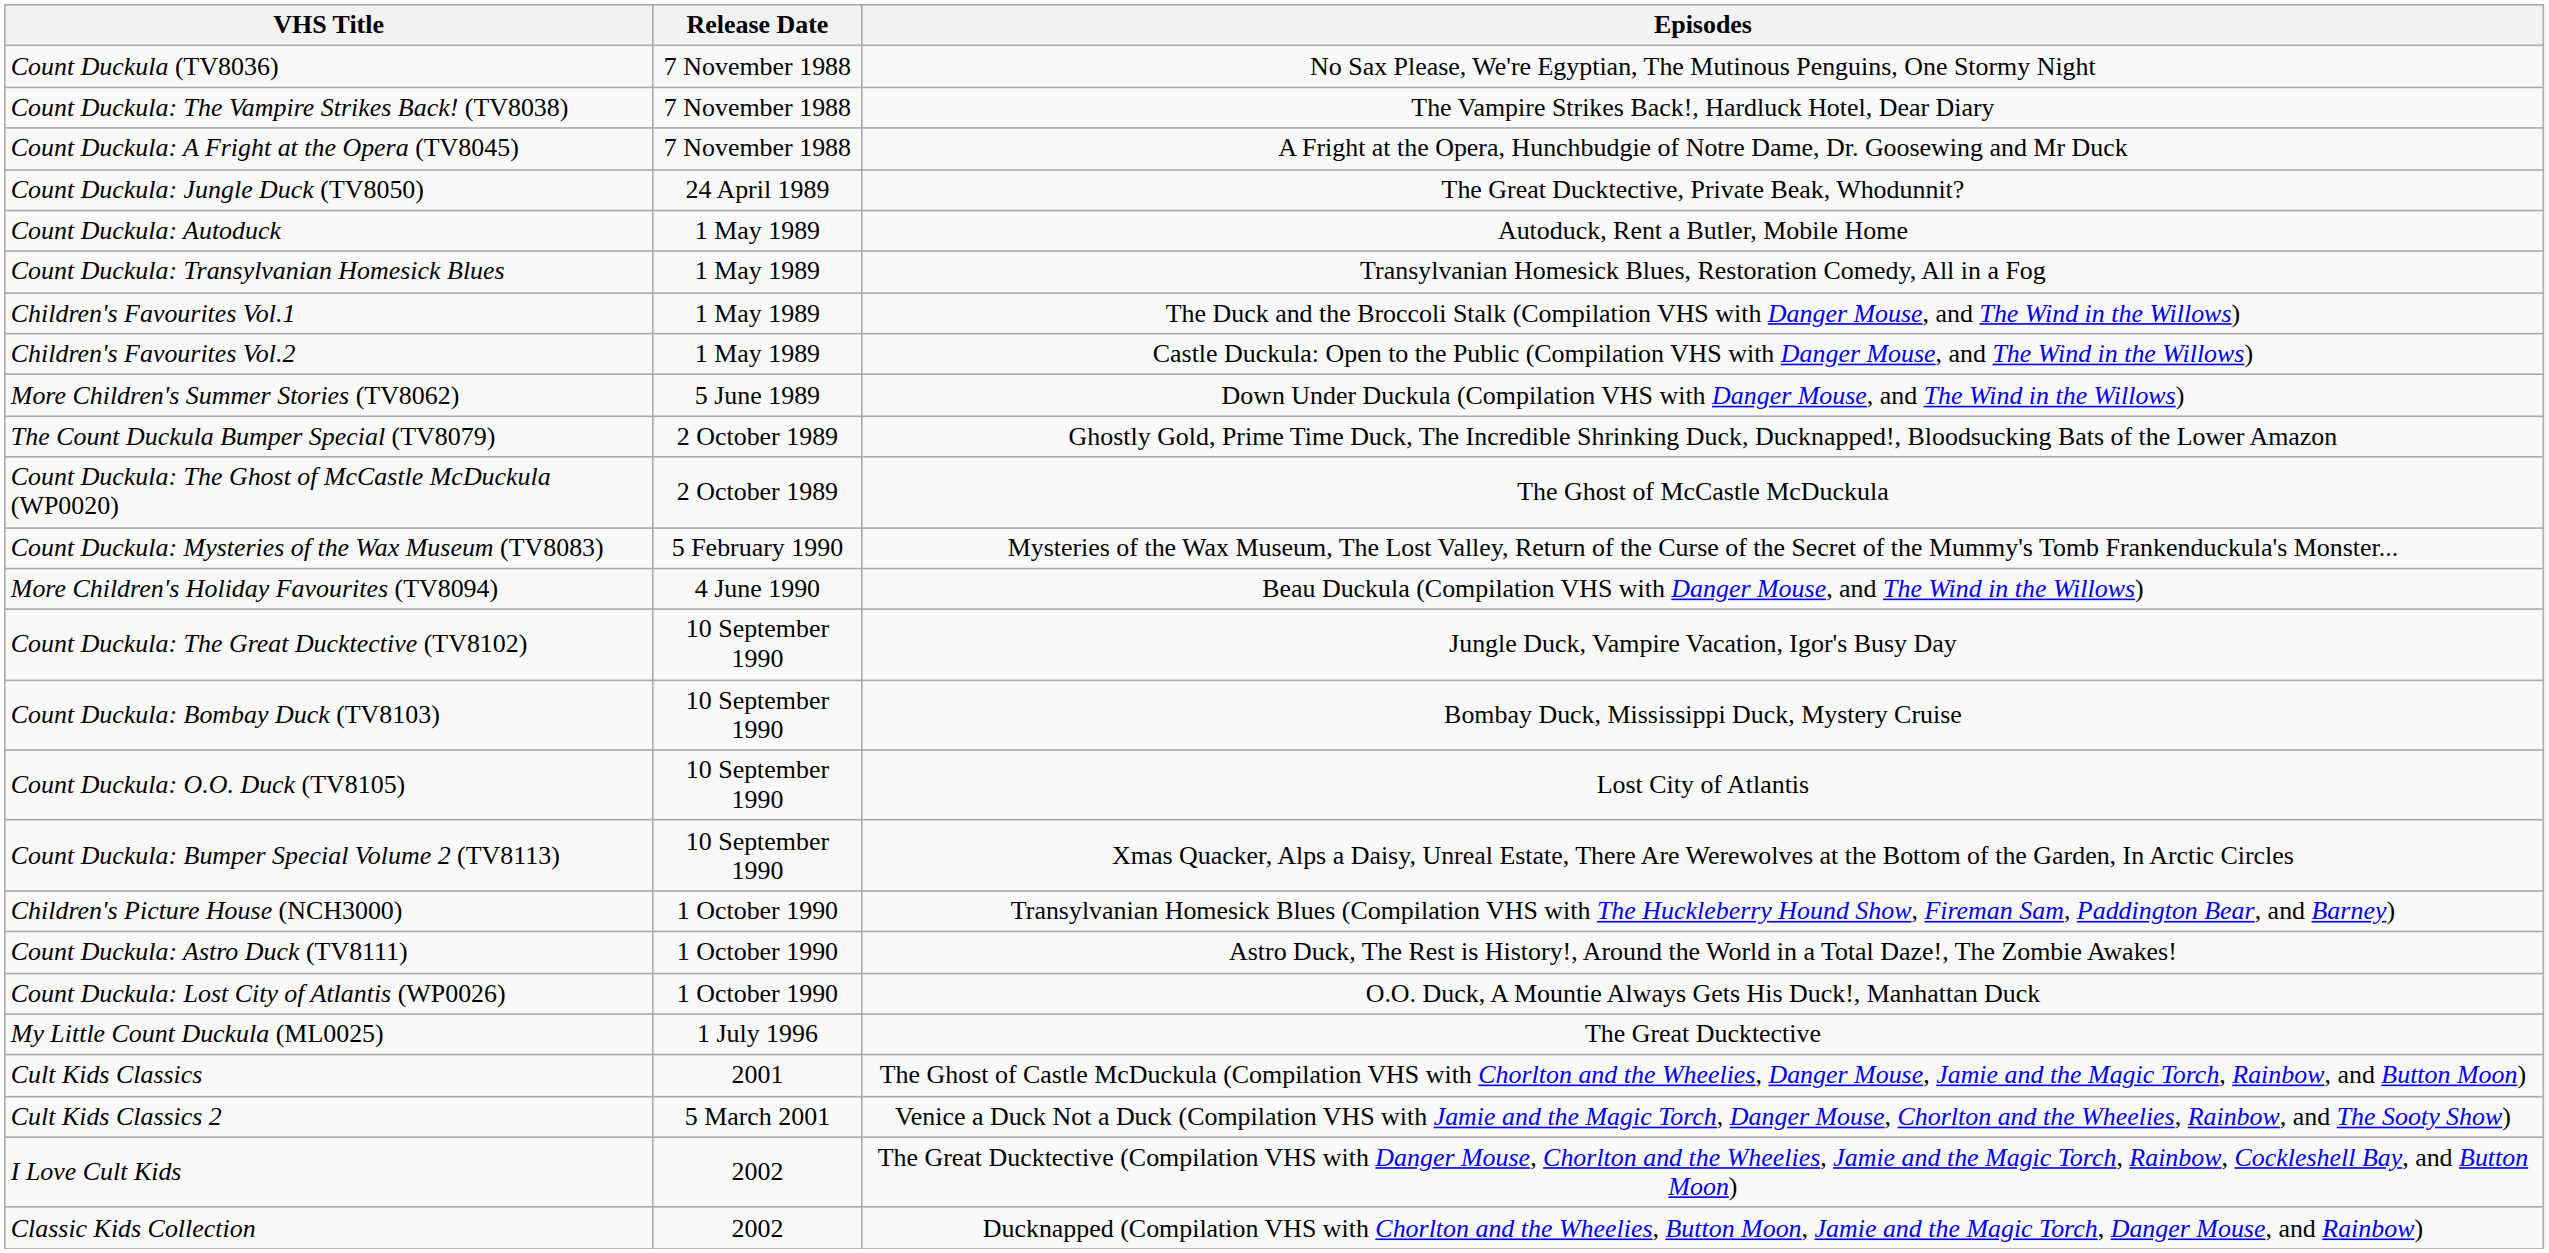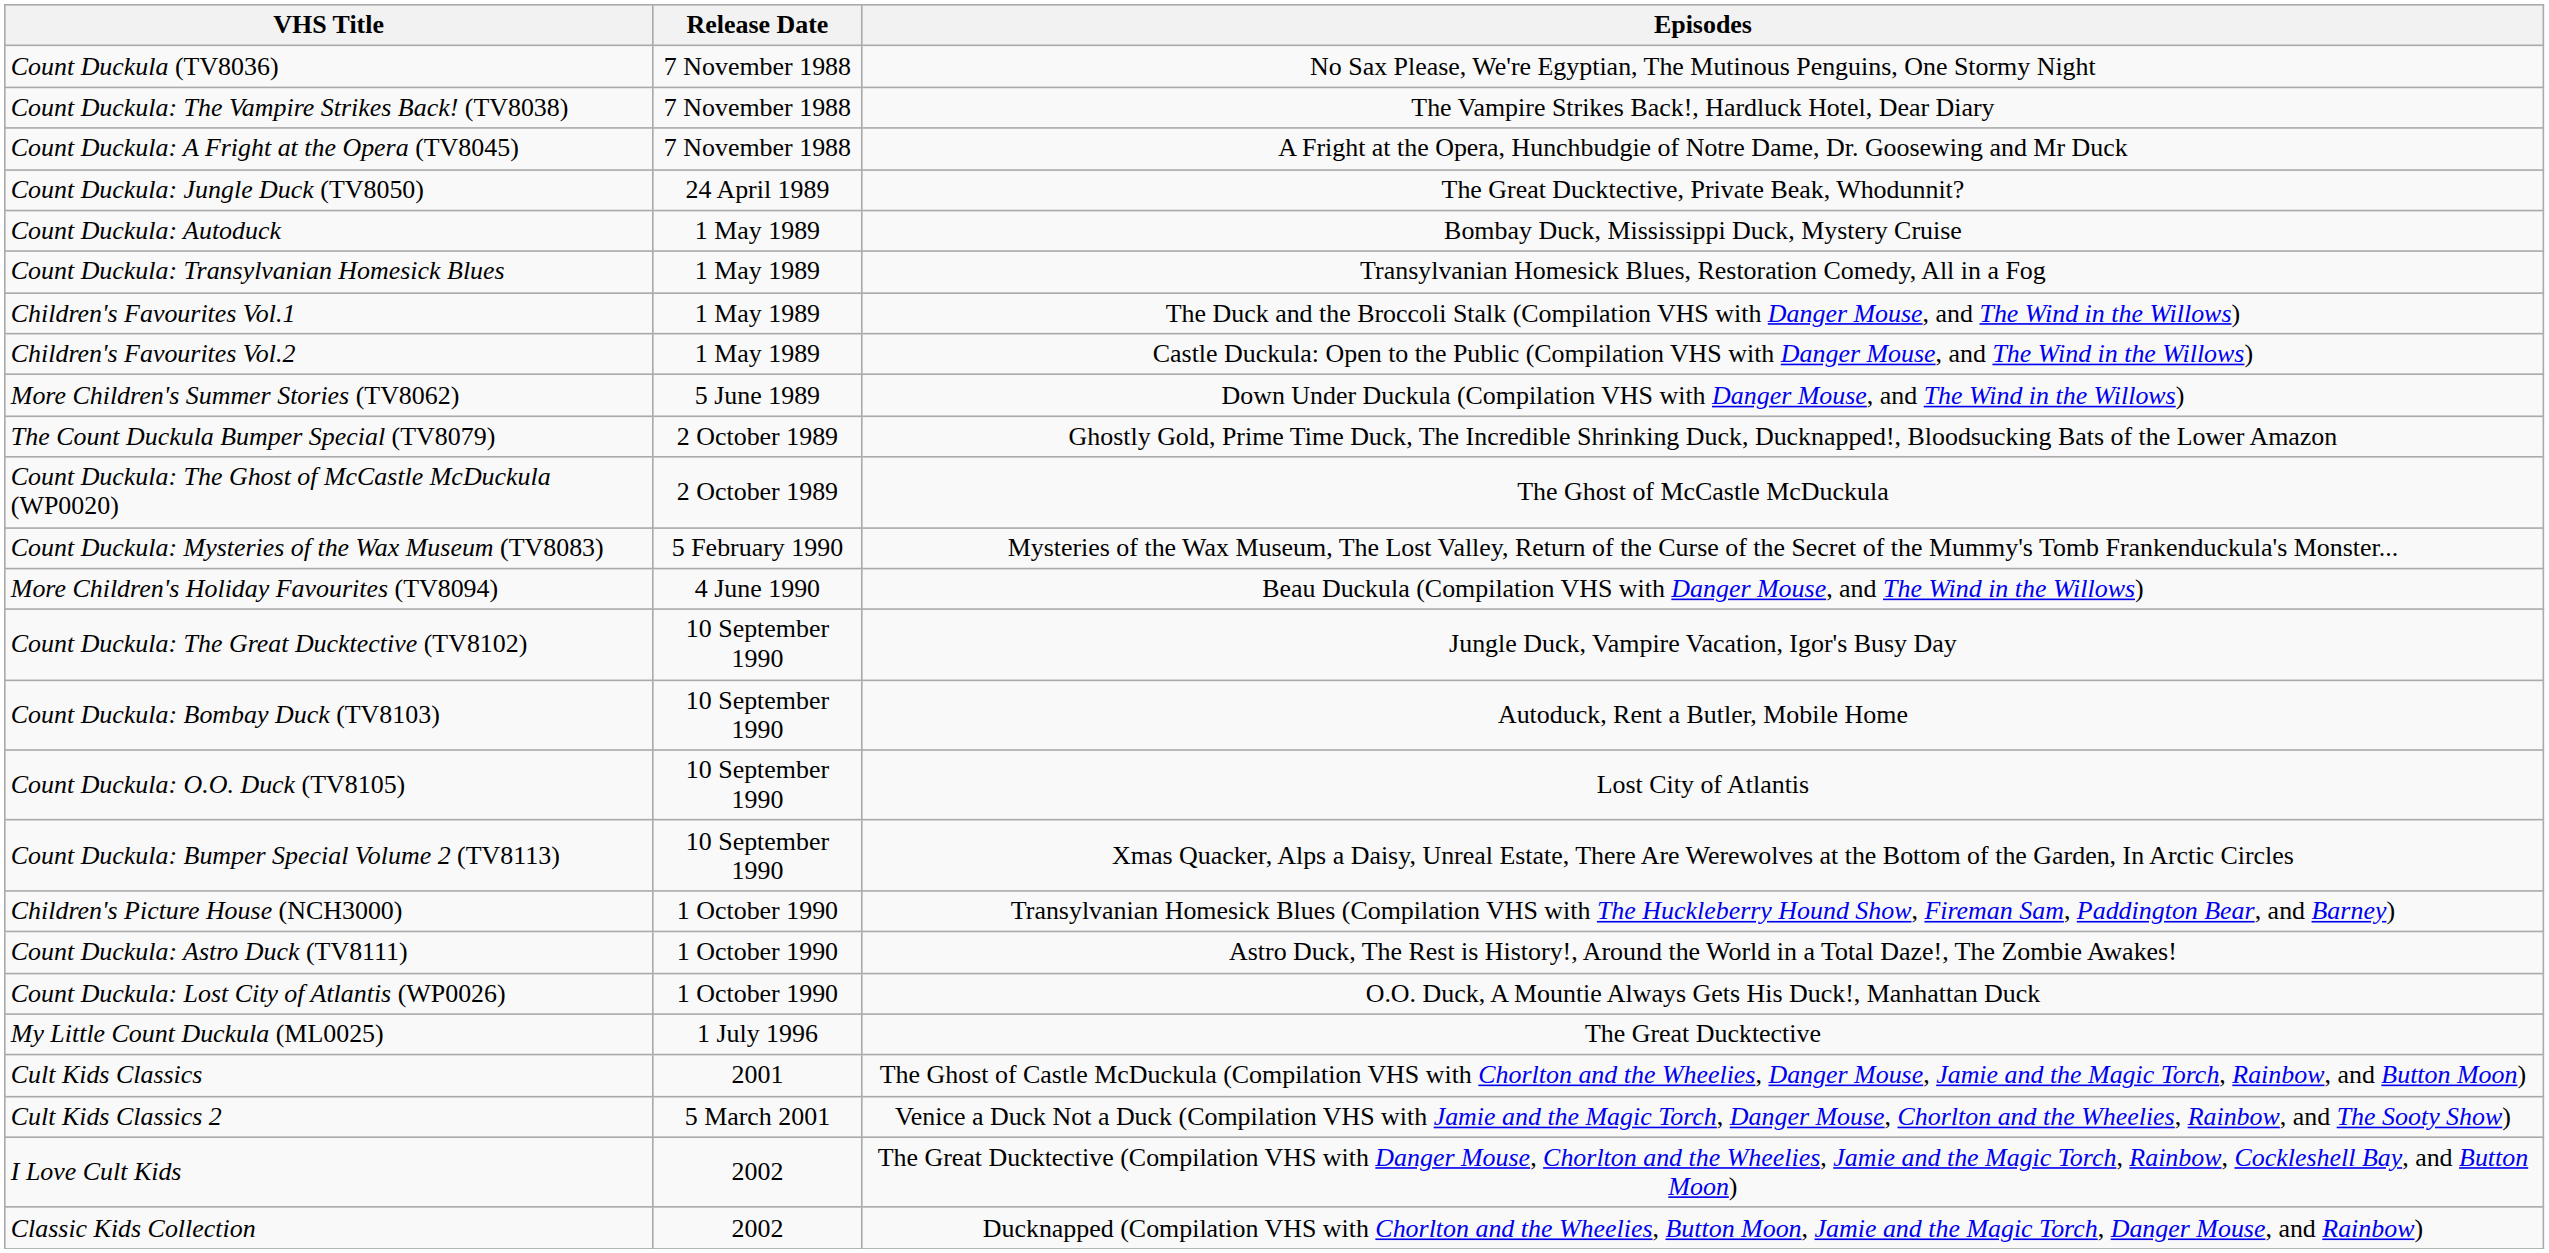(1703, 230) Autoduck, Rent a Butler, Mobile Home -> (1703, 230) Bombay Duck, Mississippi Duck, Mystery Cruise
(1703, 714) Bombay Duck, Mississippi Duck, Mystery Cruise -> (1703, 714) Autoduck, Rent a Butler, Mobile Home
